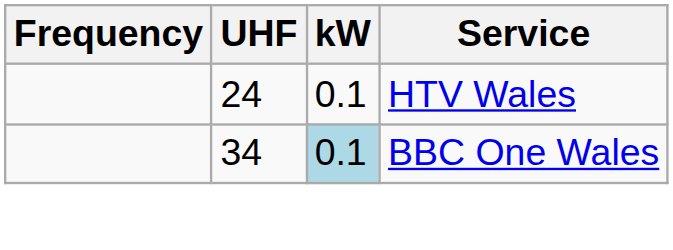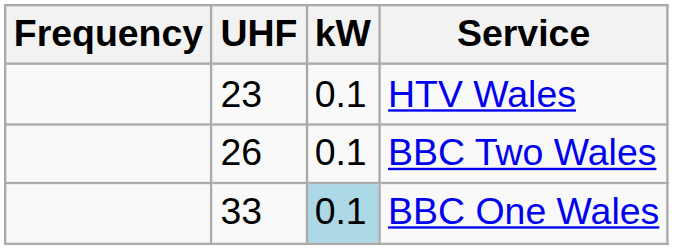(241, 93) 24 -> (241, 93) 23
+ row: (522, 152)
(241, 152) 34 -> (241, 212) 33
